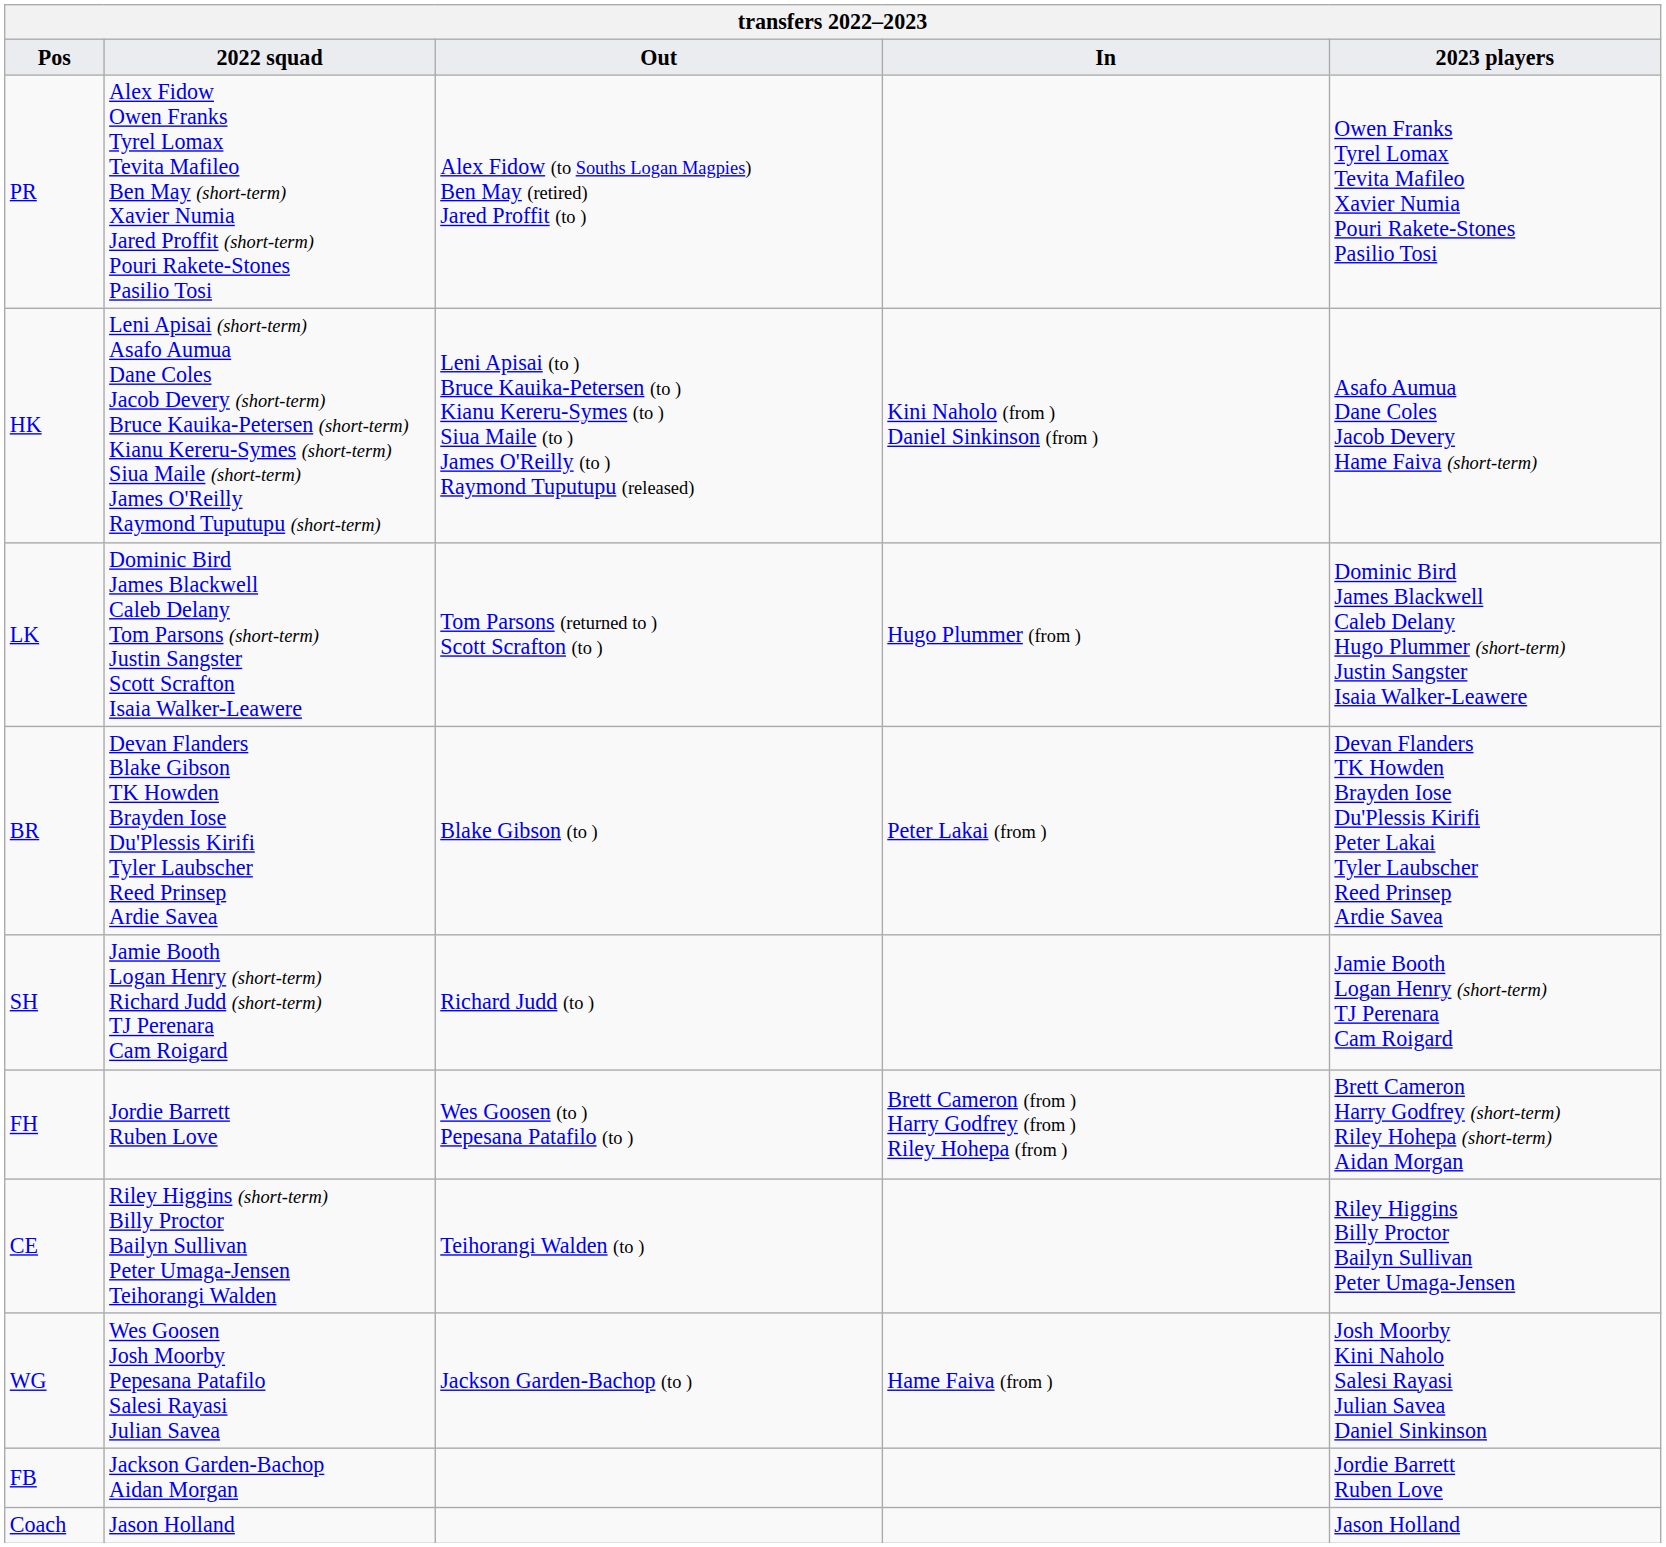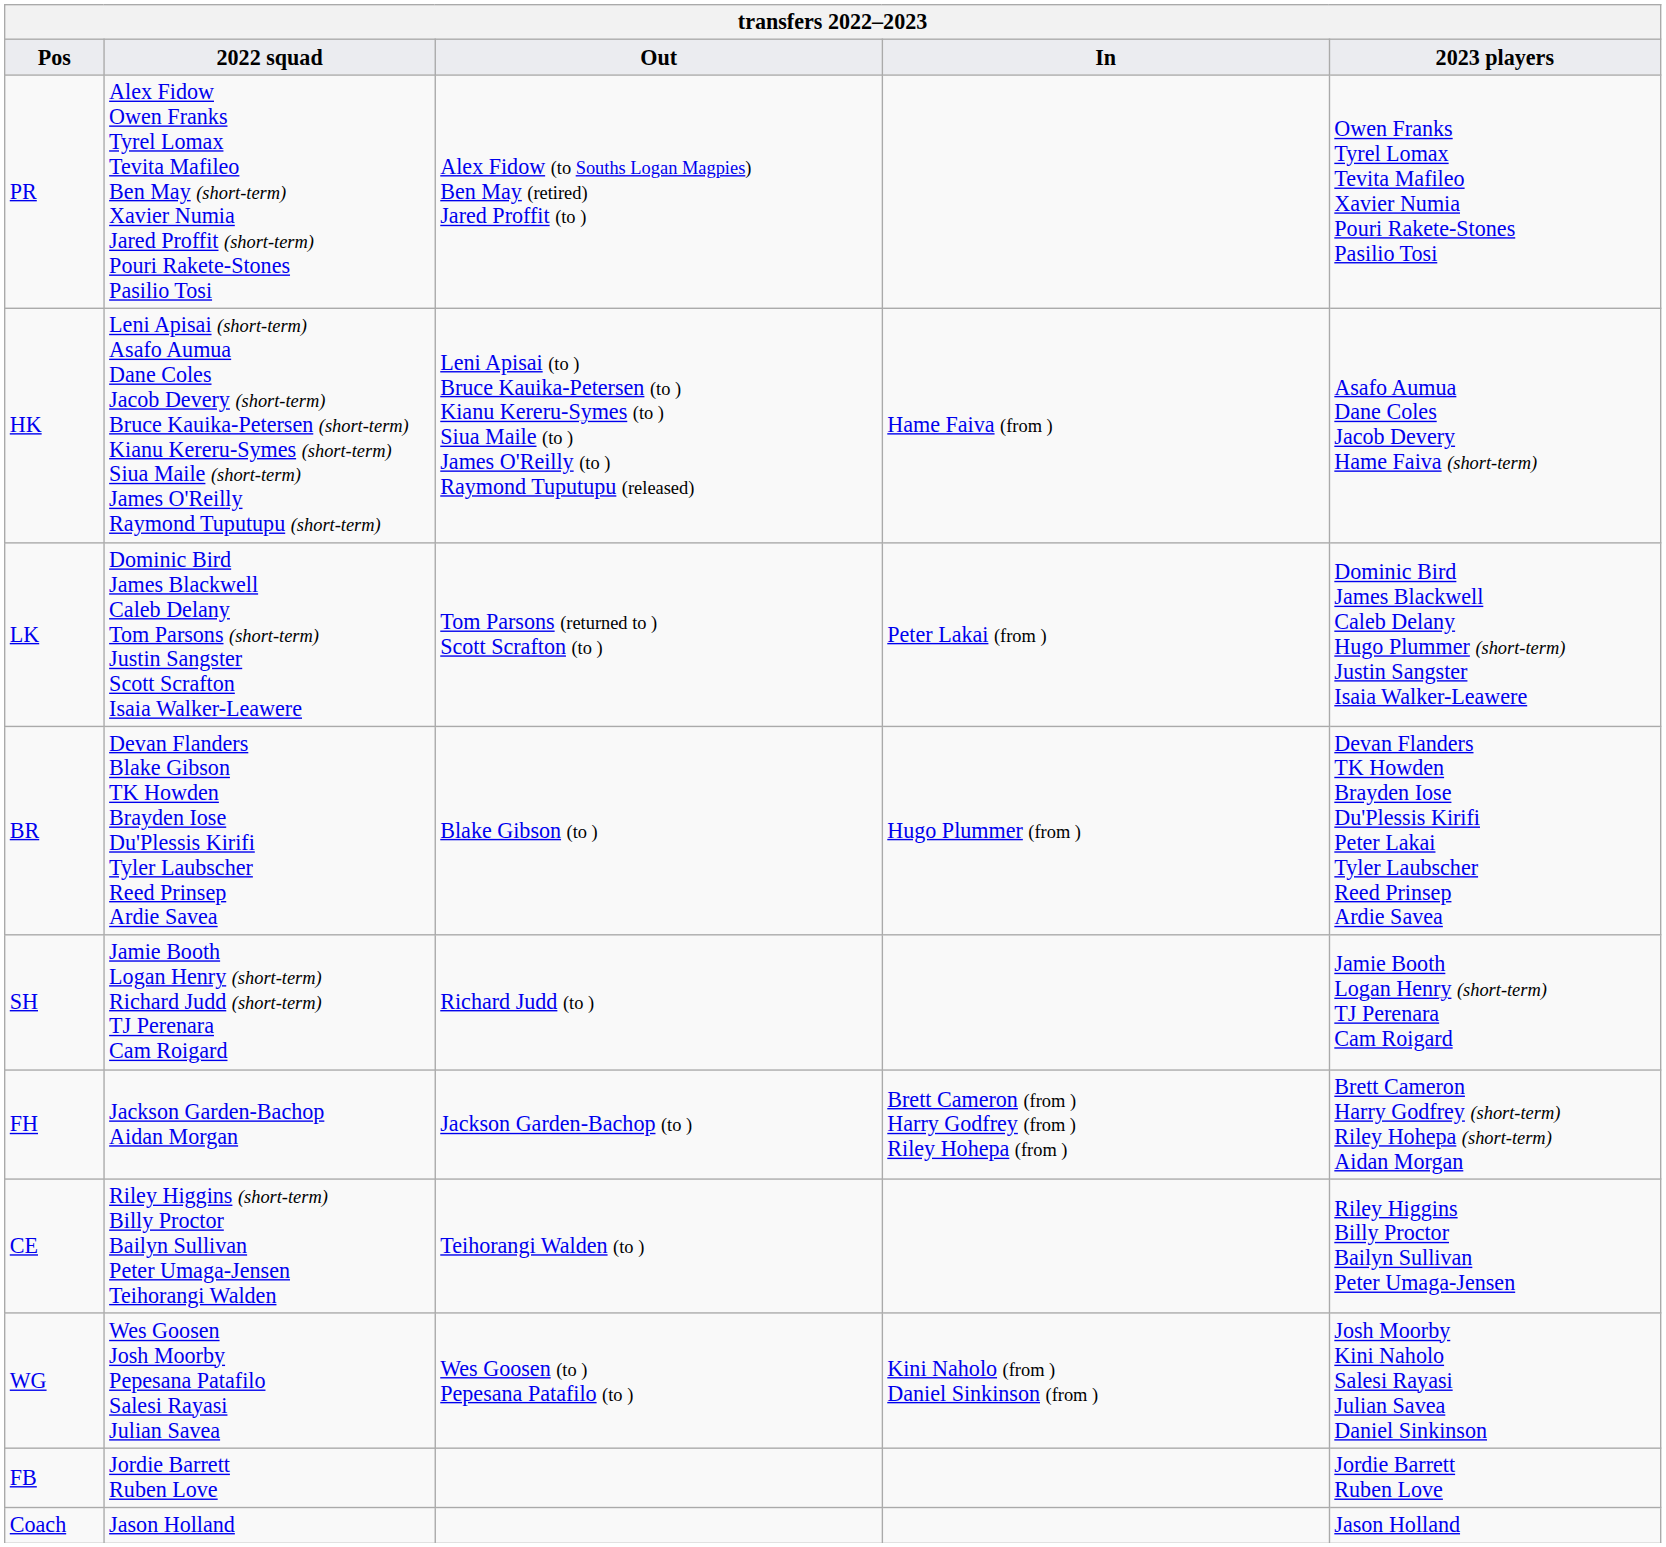(993, 425) Kini Naholo (from ) Daniel Sinkinson (from ) -> (970, 425) Hame Faiva (from )
(984, 634) Hugo Plummer (from ) -> (967, 634) Peter Lakai (from )
(967, 830) Peter Lakai (from ) -> (984, 830) Hugo Plummer (from )
(170, 1124) Jordie Barrett Ruben Love -> (217, 1124) Jackson Garden-Bachop Aidan Morgan
(537, 1124) Wes Goosen (to ) Pepesana Patafilo (to ) -> (566, 1124) Jackson Garden-Bachop (to )
(566, 1380) Jackson Garden-Bachop (to ) -> (537, 1380) Wes Goosen (to ) Pepesana Patafilo (to )
(970, 1380) Hame Faiva (from ) -> (993, 1380) Kini Naholo (from ) Daniel Sinkinson (from )
(217, 1477) Jackson Garden-Bachop Aidan Morgan -> (170, 1477) Jordie Barrett Ruben Love
